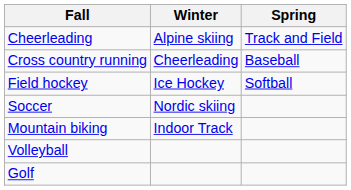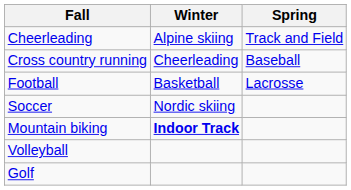- row: (48, 83)
+ row: (33, 83)
(193, 128) normal -> (196, 128) bold
